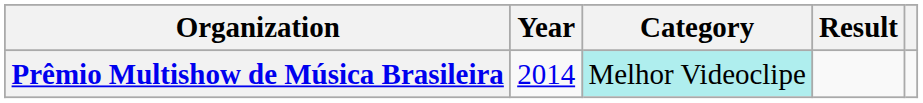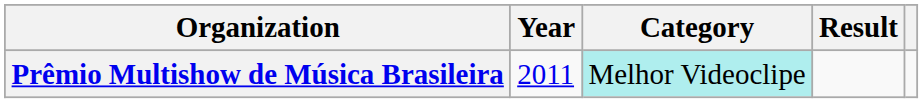(546, 73) 2014 -> (546, 73) 2011
